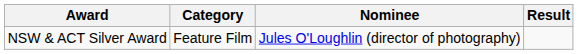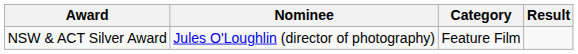columns swapped: (213, 15) <-> (390, 15)
